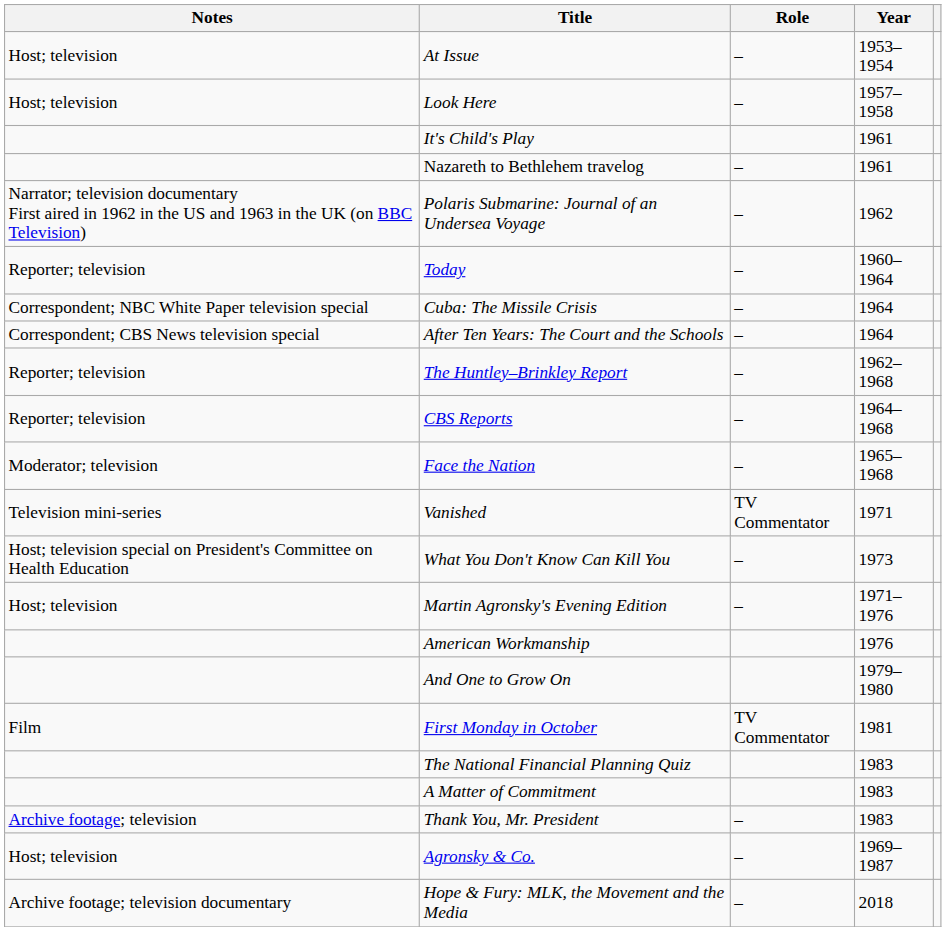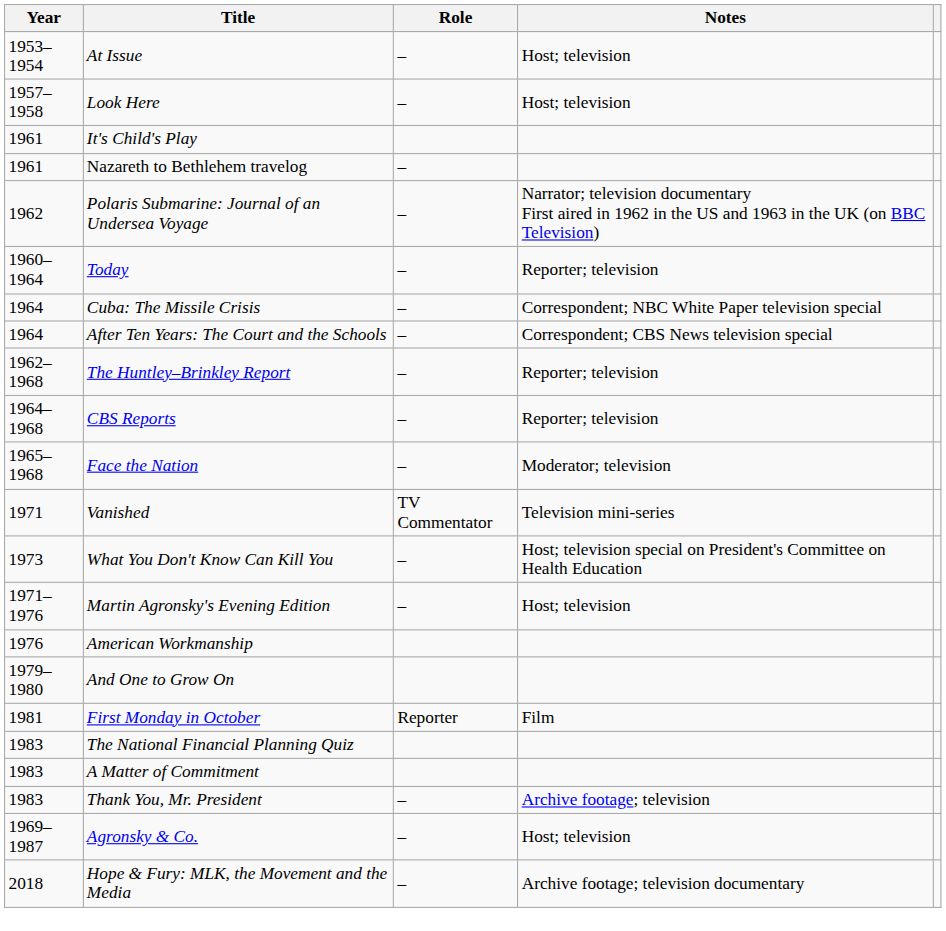columns swapped: (894, 18) <-> (212, 18)
(782, 727) TV Commentator -> (428, 717) Reporter
